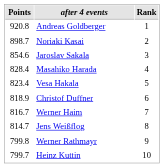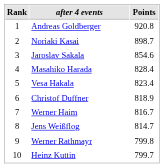columns swapped: (147, 12) <-> (19, 12)
